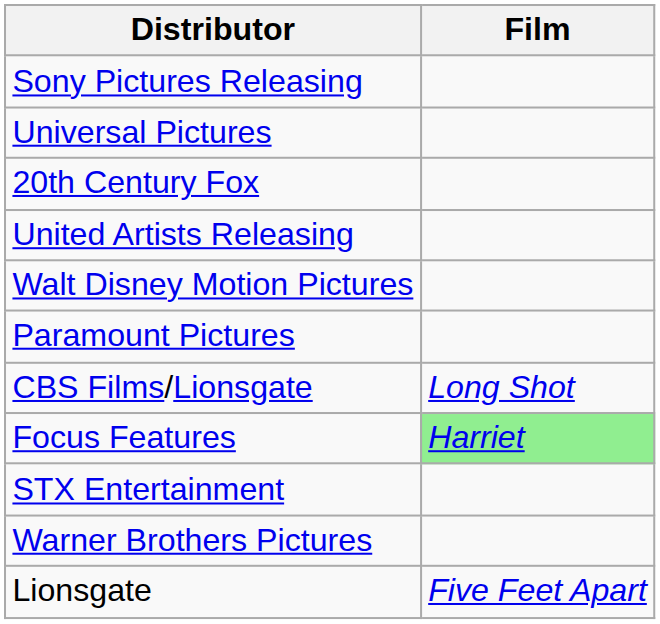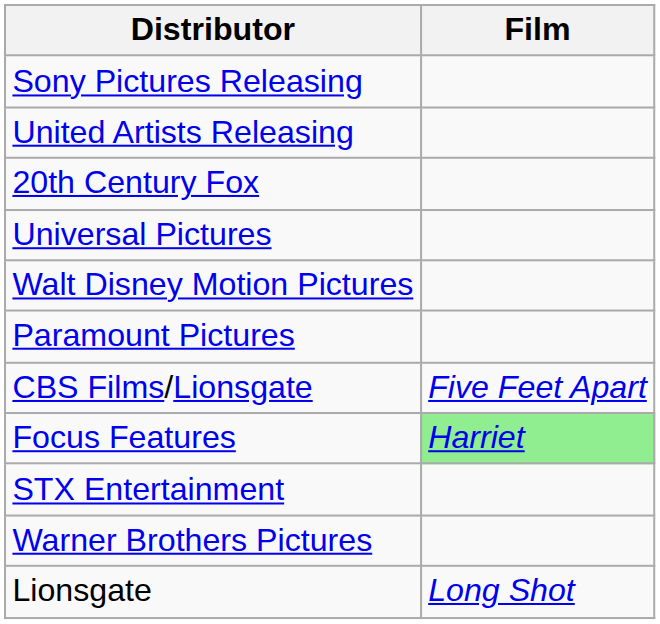rows swapped: (142, 132) <-> (183, 234)
(501, 387) Long Shot -> (537, 387) Five Feet Apart
(537, 591) Five Feet Apart -> (501, 591) Long Shot
